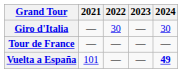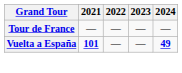- row: (41, 28)
(91, 60) normal -> (91, 44) bold
